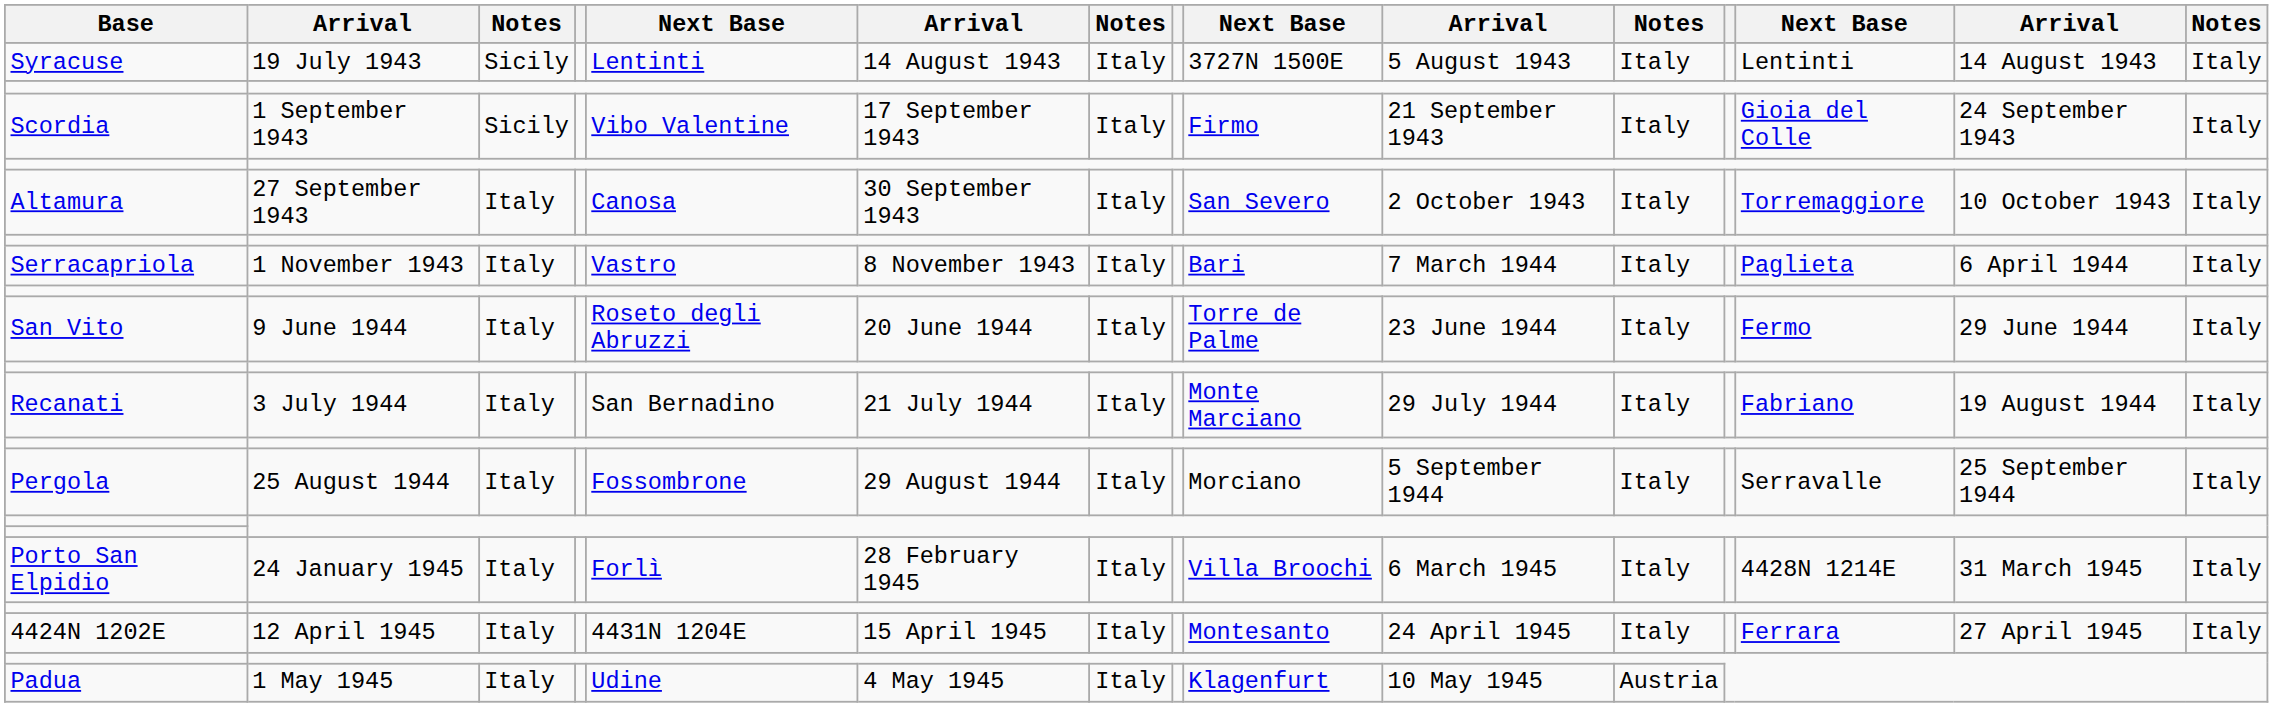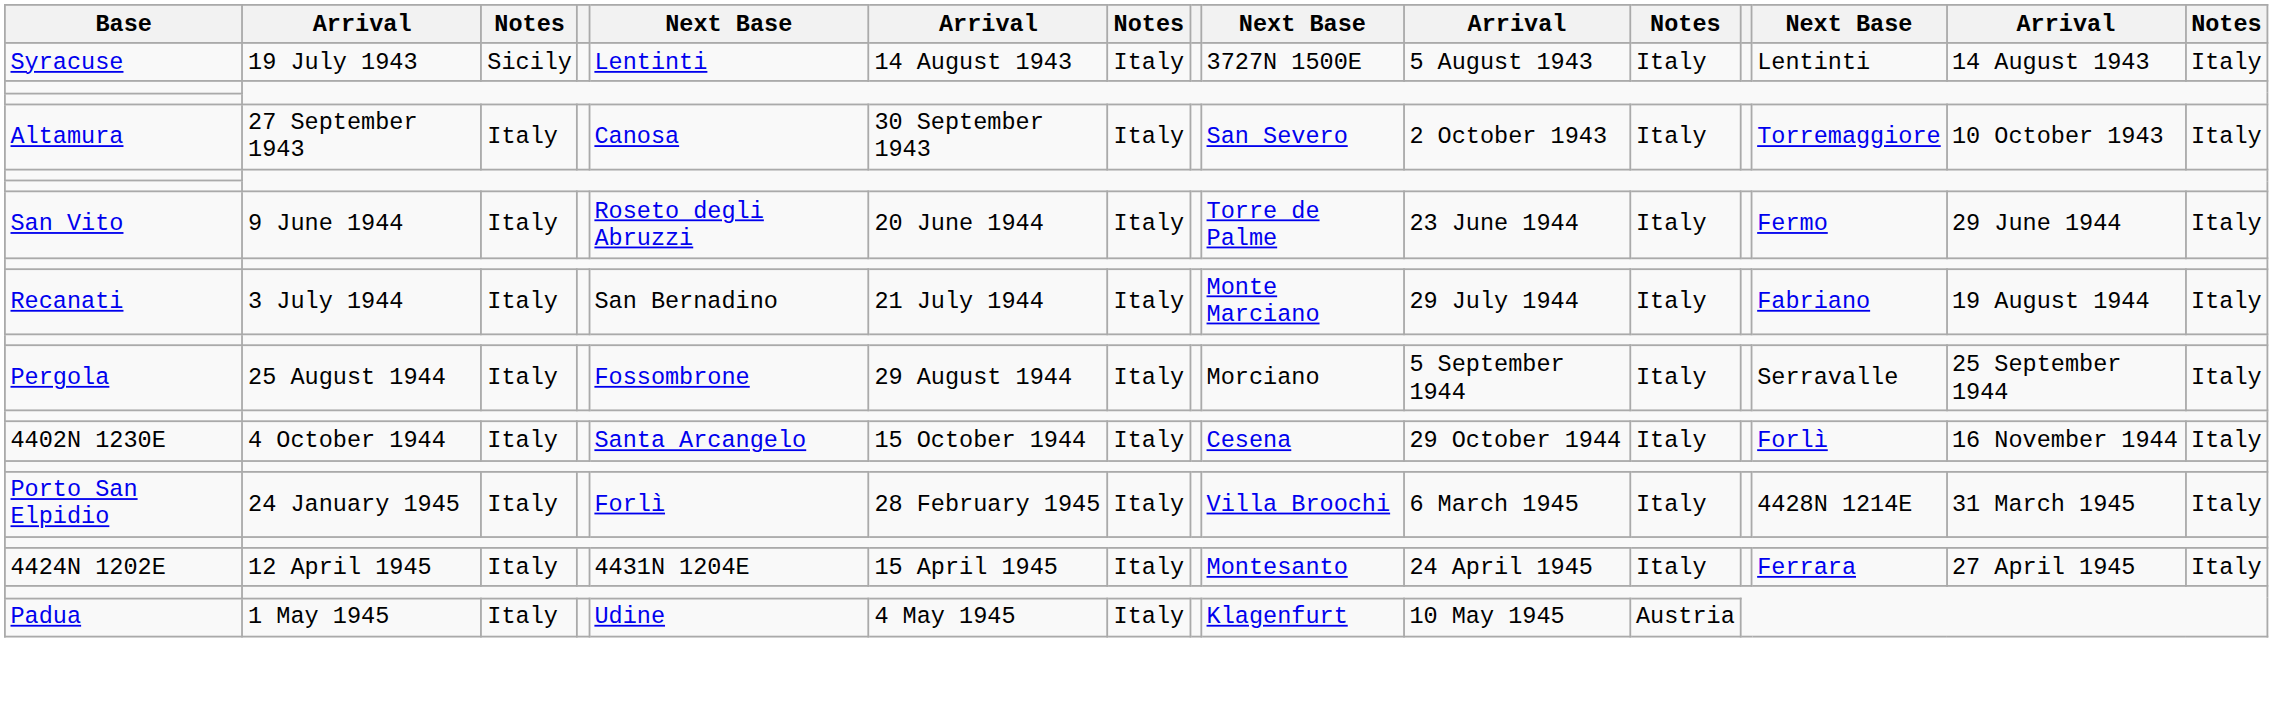- row: (60, 126)
- row: (102, 265)
+ row: (88, 441)
